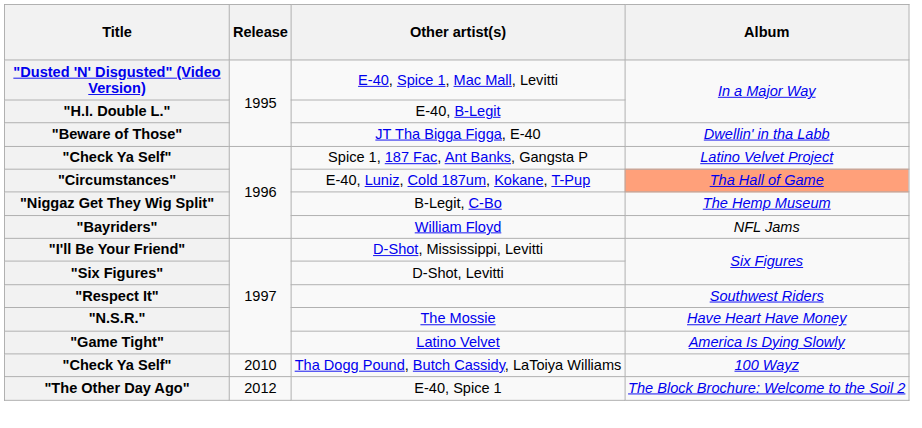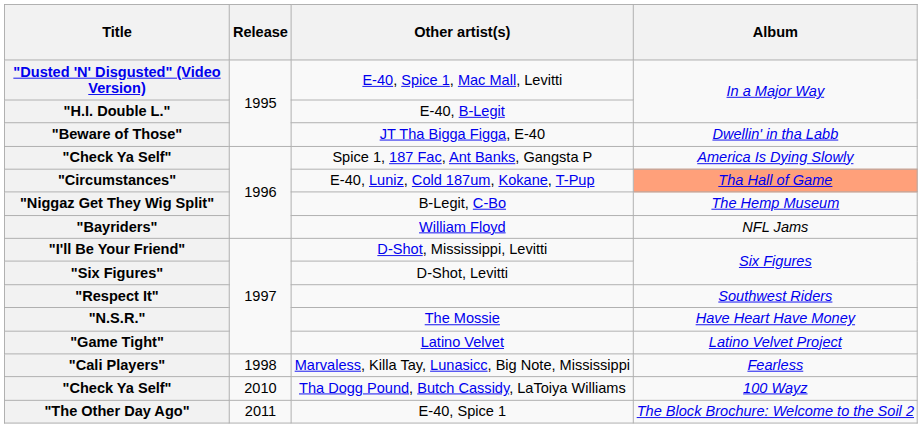(767, 157) Latino Velvet Project -> (775, 157) America Is Dying Slowly
(767, 342) America Is Dying Slowly -> (775, 342) Latino Velvet Project
+ row: (117, 365)
(260, 388) 2012 -> (260, 411) 2011
